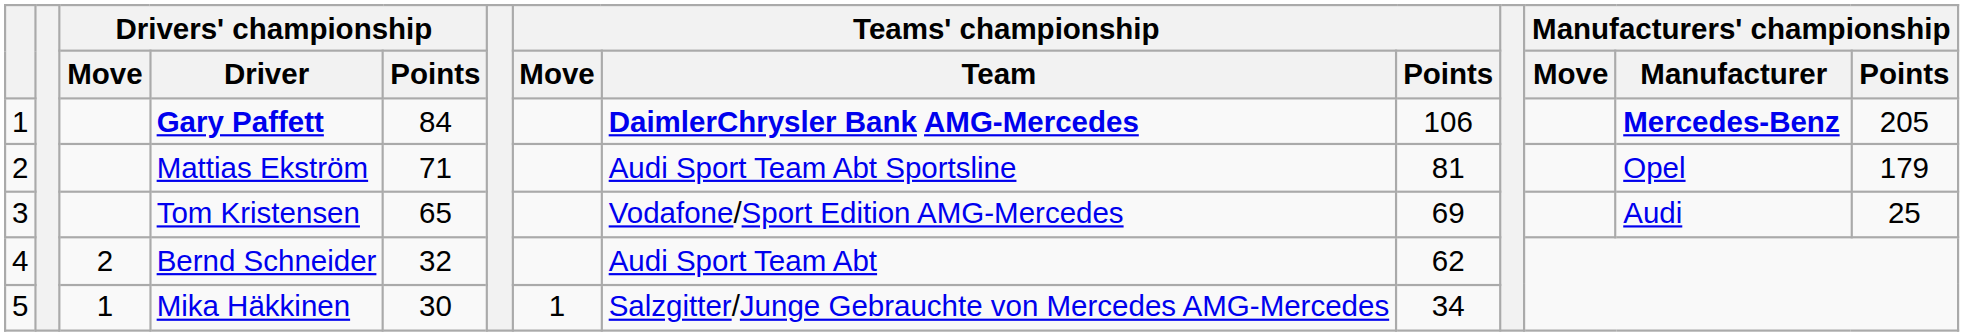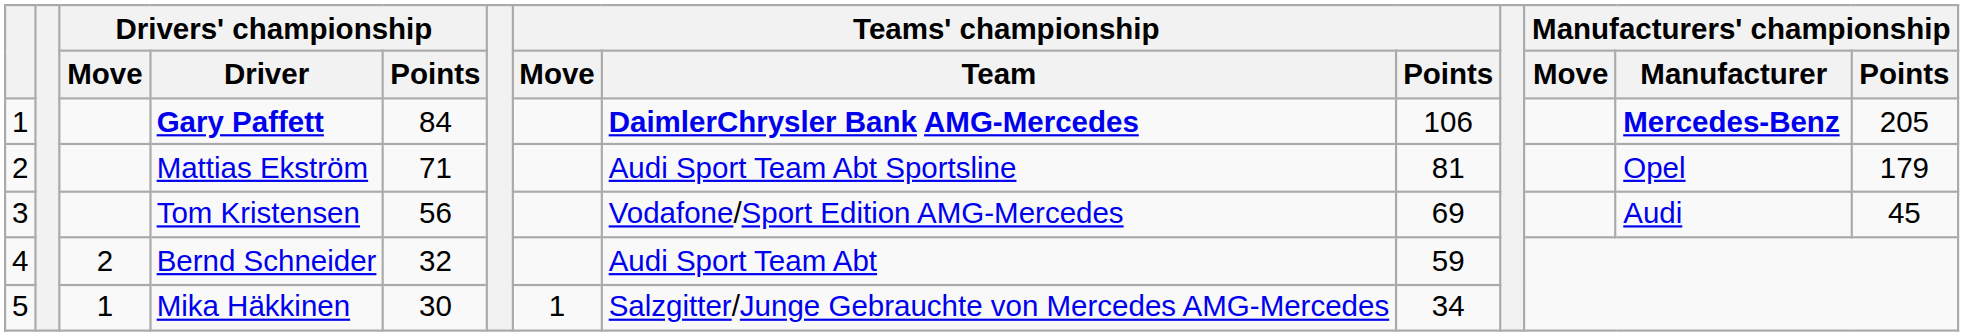(435, 214) 65 -> (435, 214) 56
(1904, 214) 25 -> (1904, 214) 45
(1448, 261) 62 -> (1448, 261) 59
